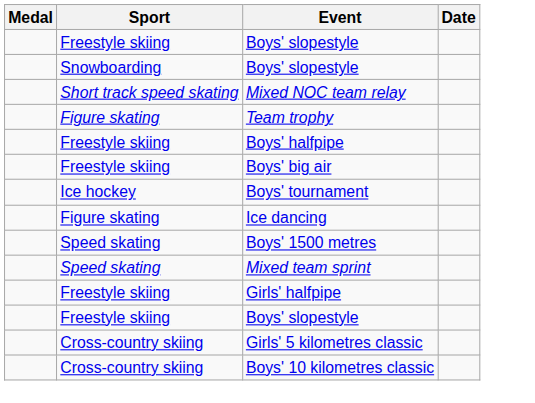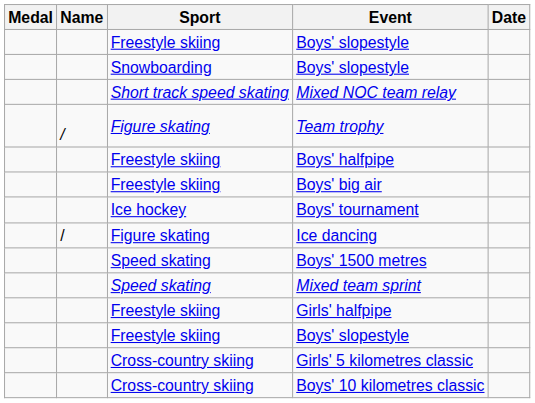+ column: (82, 17)
